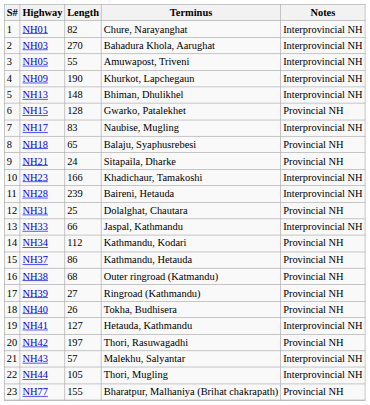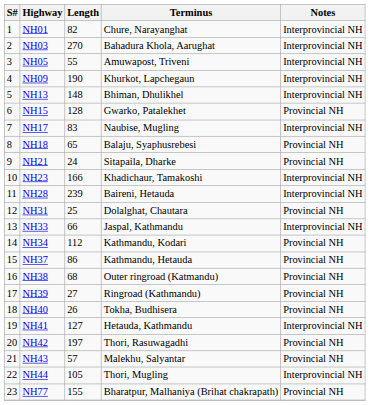(323, 359) Interprovincial NH -> (313, 359) Provincial NH
